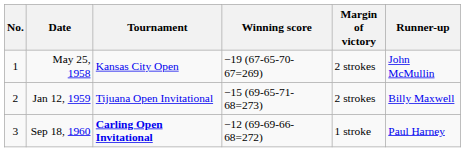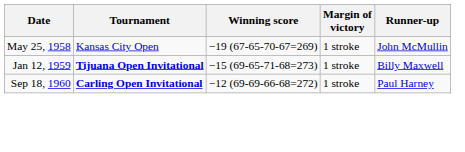- column: (15, 27)
(355, 66) 2 strokes -> (341, 46) 1 stroke
(154, 98) normal -> (140, 65) bold
(355, 98) 2 strokes -> (341, 65) 1 stroke
